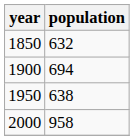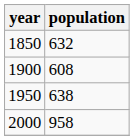(61, 69) 694 -> (61, 69) 608
